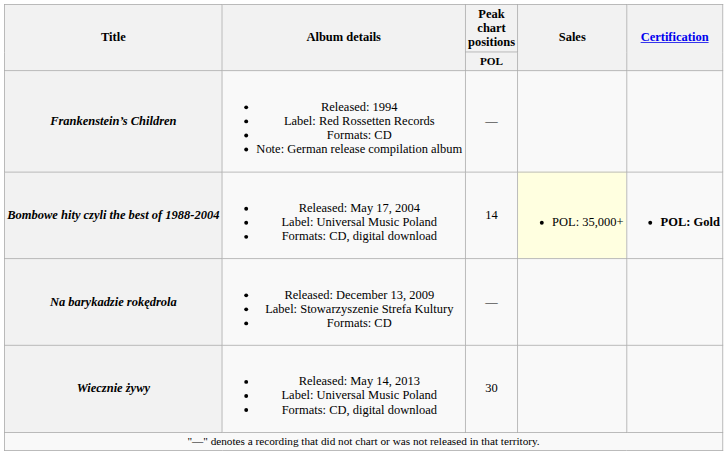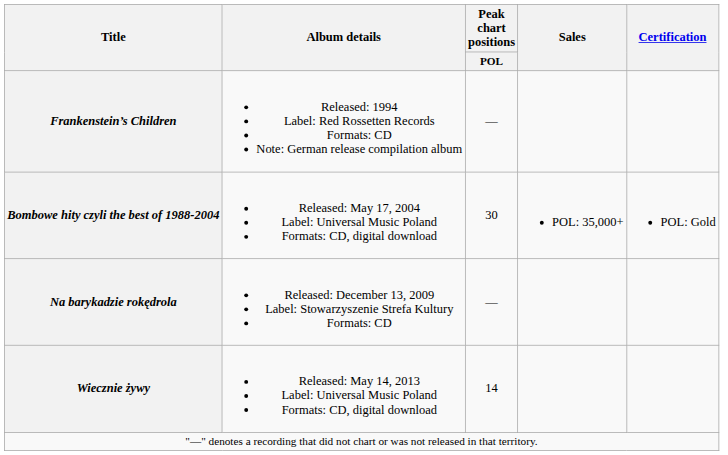(492, 215) 14 -> (492, 215) 30
(572, 222) lightyellow background -> (572, 222) no background
(675, 222) bold -> (673, 222) normal
(492, 388) 30 -> (492, 388) 14
